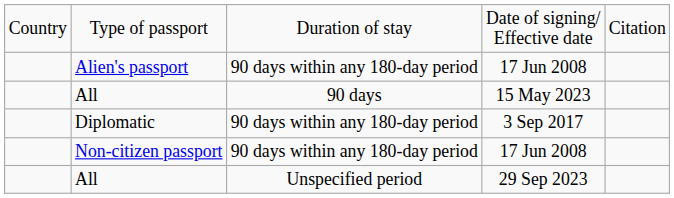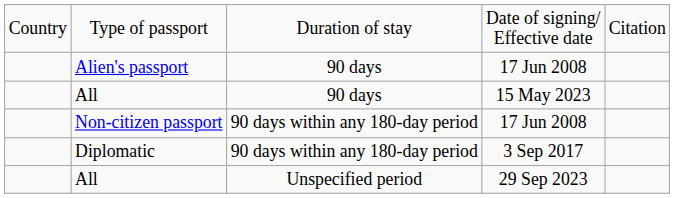(354, 66) 90 days within any 180-day period -> (354, 66) 90 days
rows swapped: (149, 151) <-> (115, 123)
